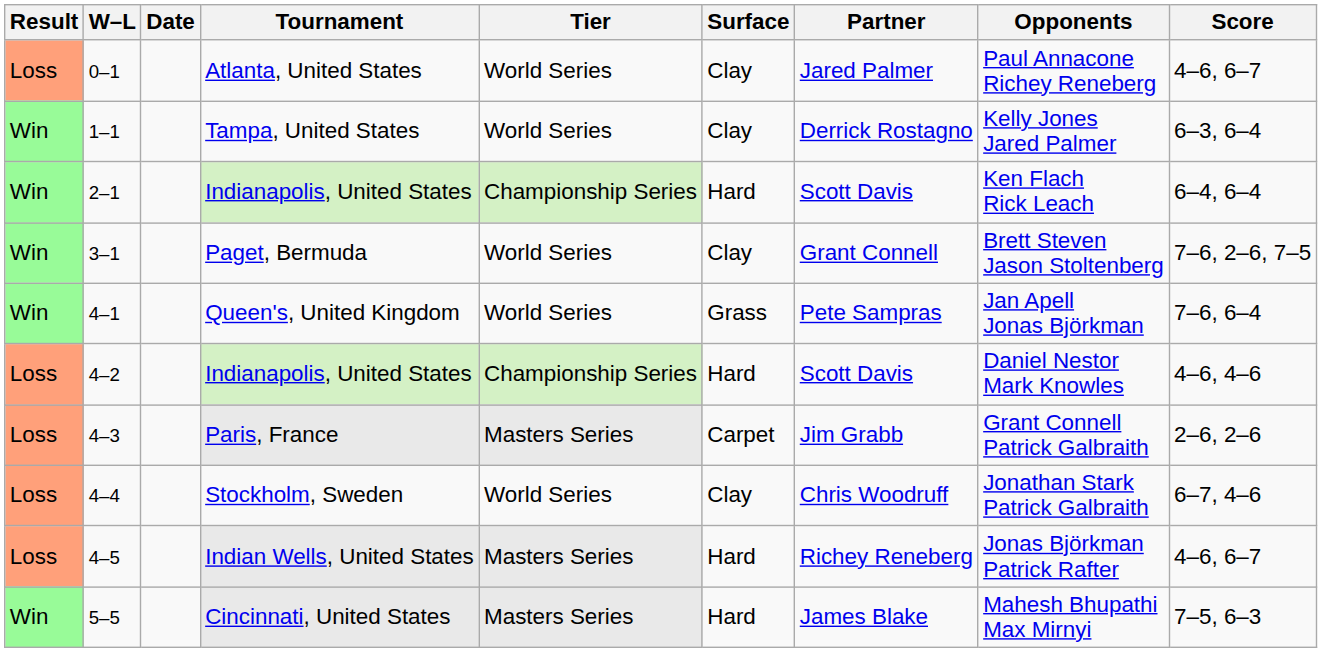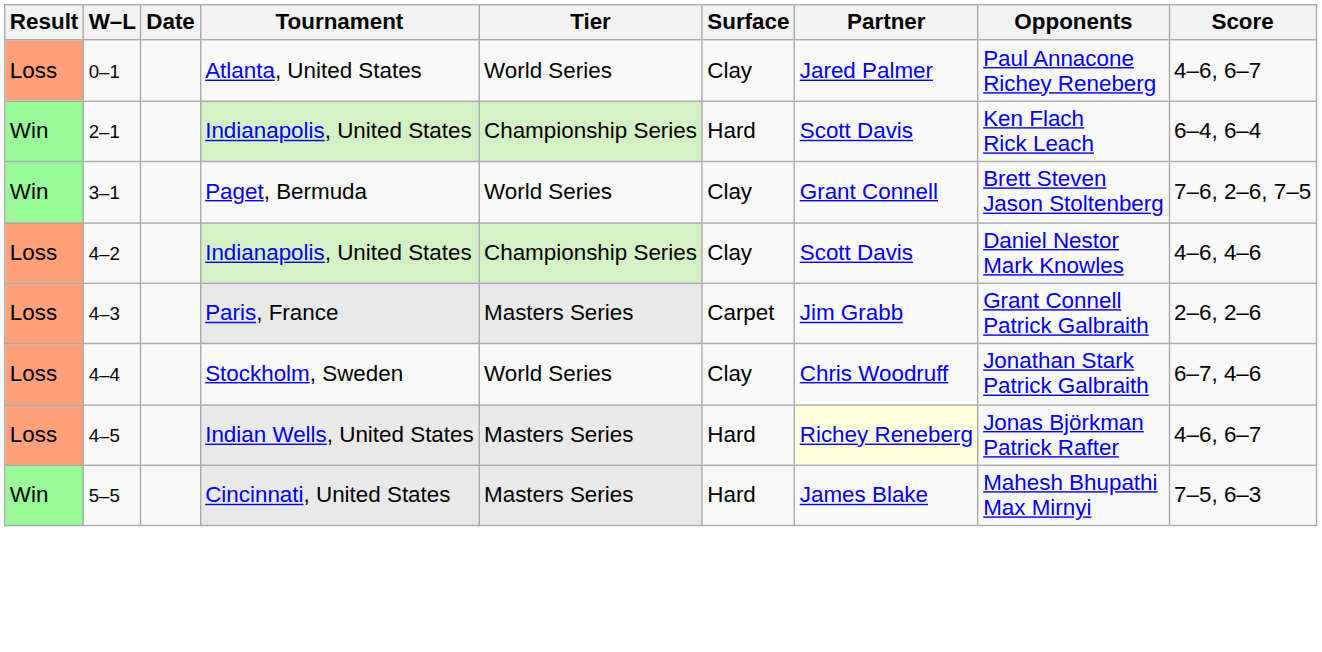- row: (104, 132)
- row: (104, 314)
(732, 374) Hard -> (730, 252) Clay
(886, 556) no background -> (886, 434) lightyellow background
